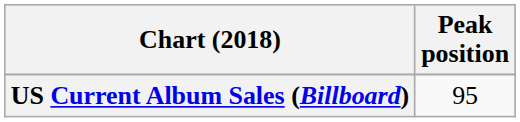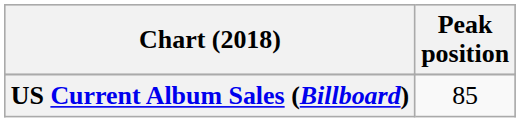(465, 95) 95 -> (465, 95) 85
